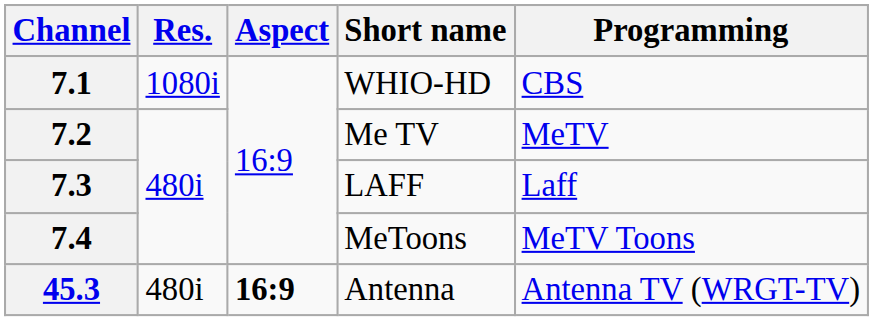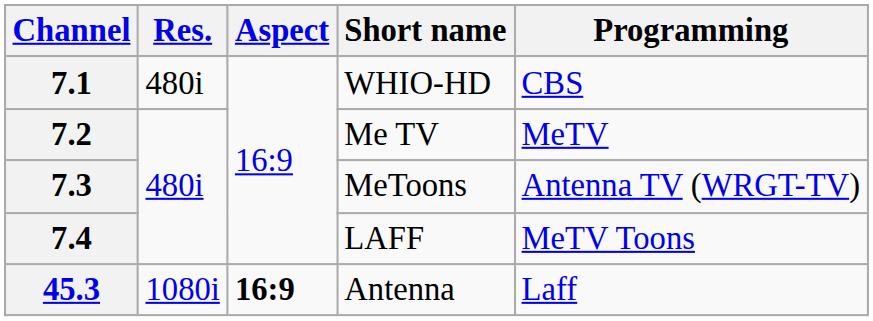(183, 82) 1080i -> (175, 82) 480i
(384, 185) LAFF -> (406, 185) MeToons
(549, 185) Laff -> (691, 185) Antenna TV (WRGT-TV)
(406, 237) MeToons -> (384, 237) LAFF
(175, 289) 480i -> (183, 289) 1080i
(691, 289) Antenna TV (WRGT-TV) -> (549, 289) Laff
